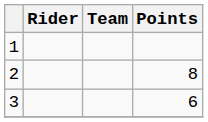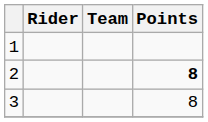(193, 75) normal -> (193, 75) bold
(193, 103) 6 -> (193, 103) 8
